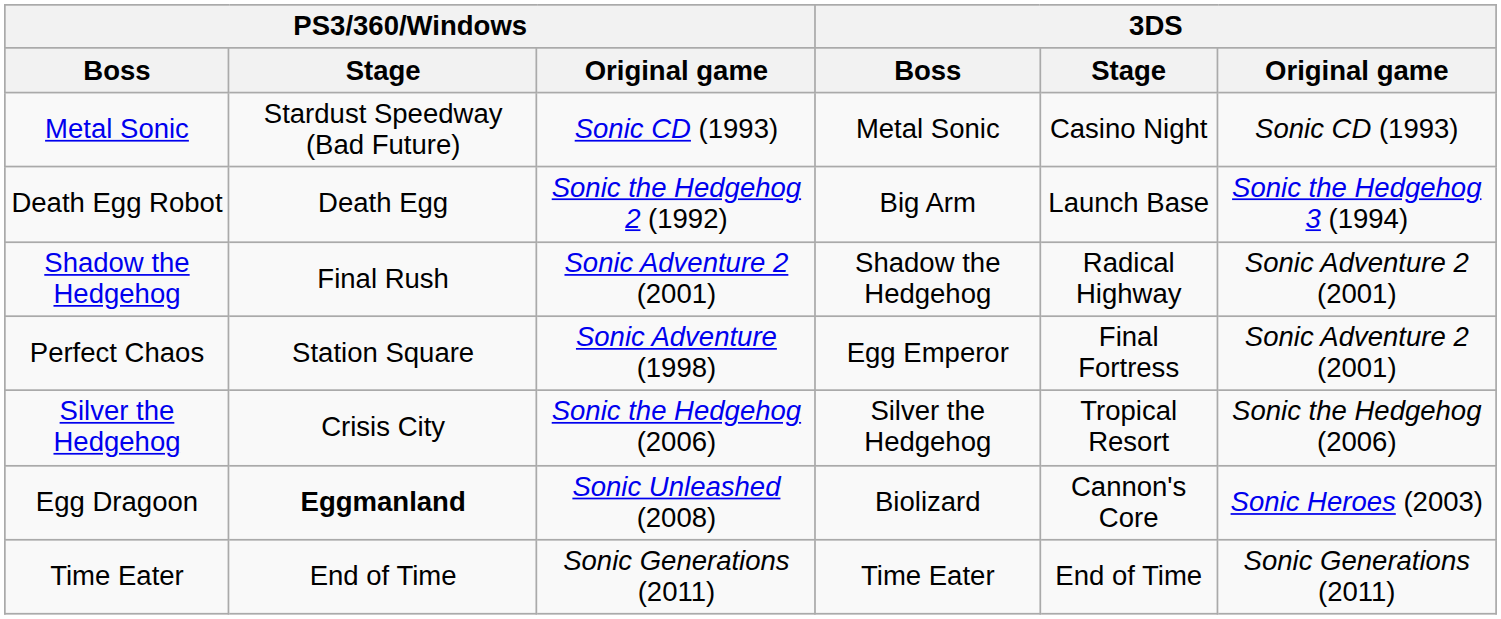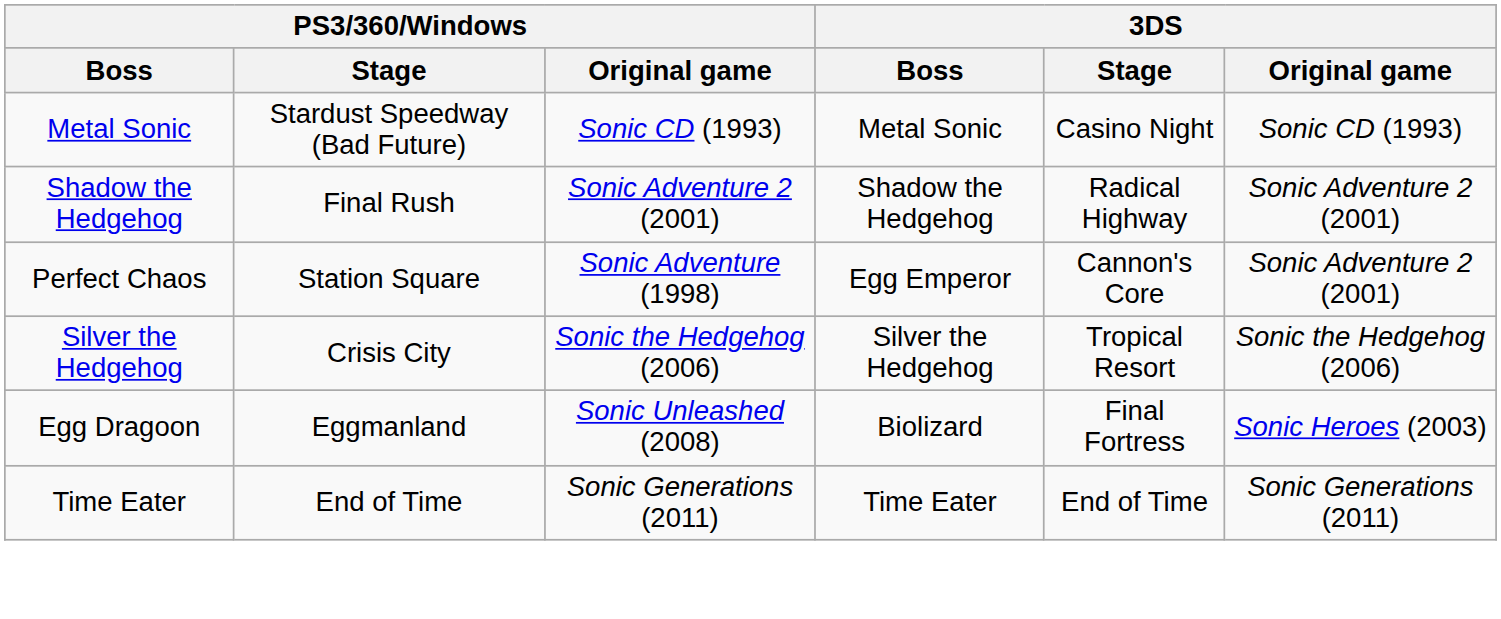- row: (117, 203)
(1129, 352) Final Fortress -> (1135, 278) Cannon's Core
(383, 502) bold -> (389, 427) normal
(1129, 502) Cannon's Core -> (1135, 427) Final Fortress
